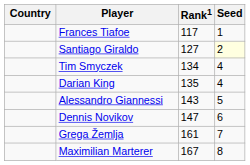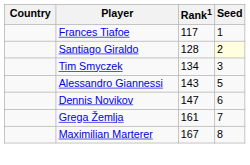(190, 49) 127 -> (190, 49) 128
(220, 66) 4 -> (220, 66) 3
- row: (87, 83)
